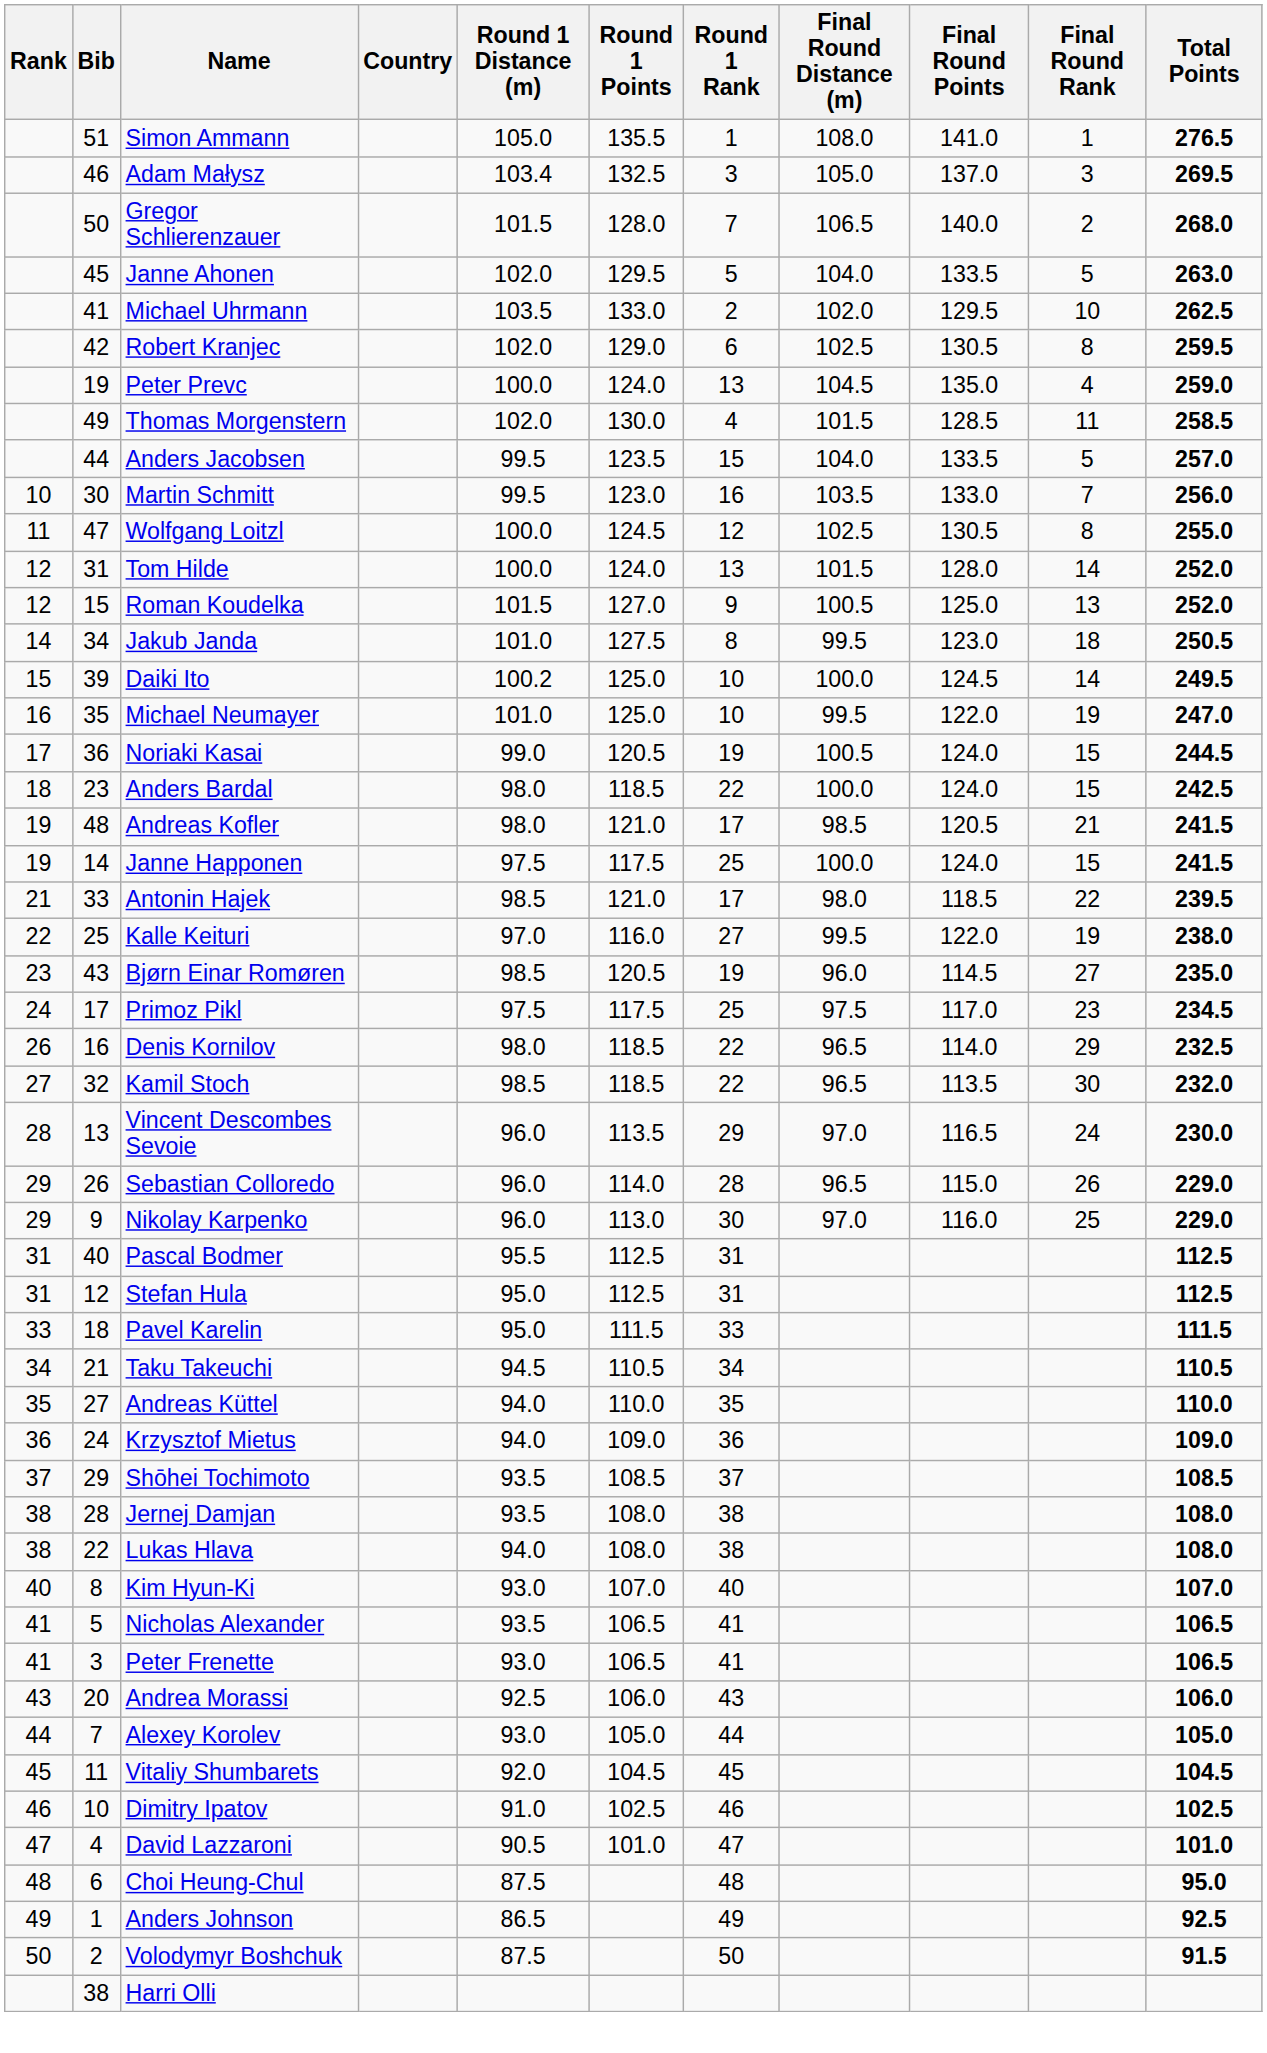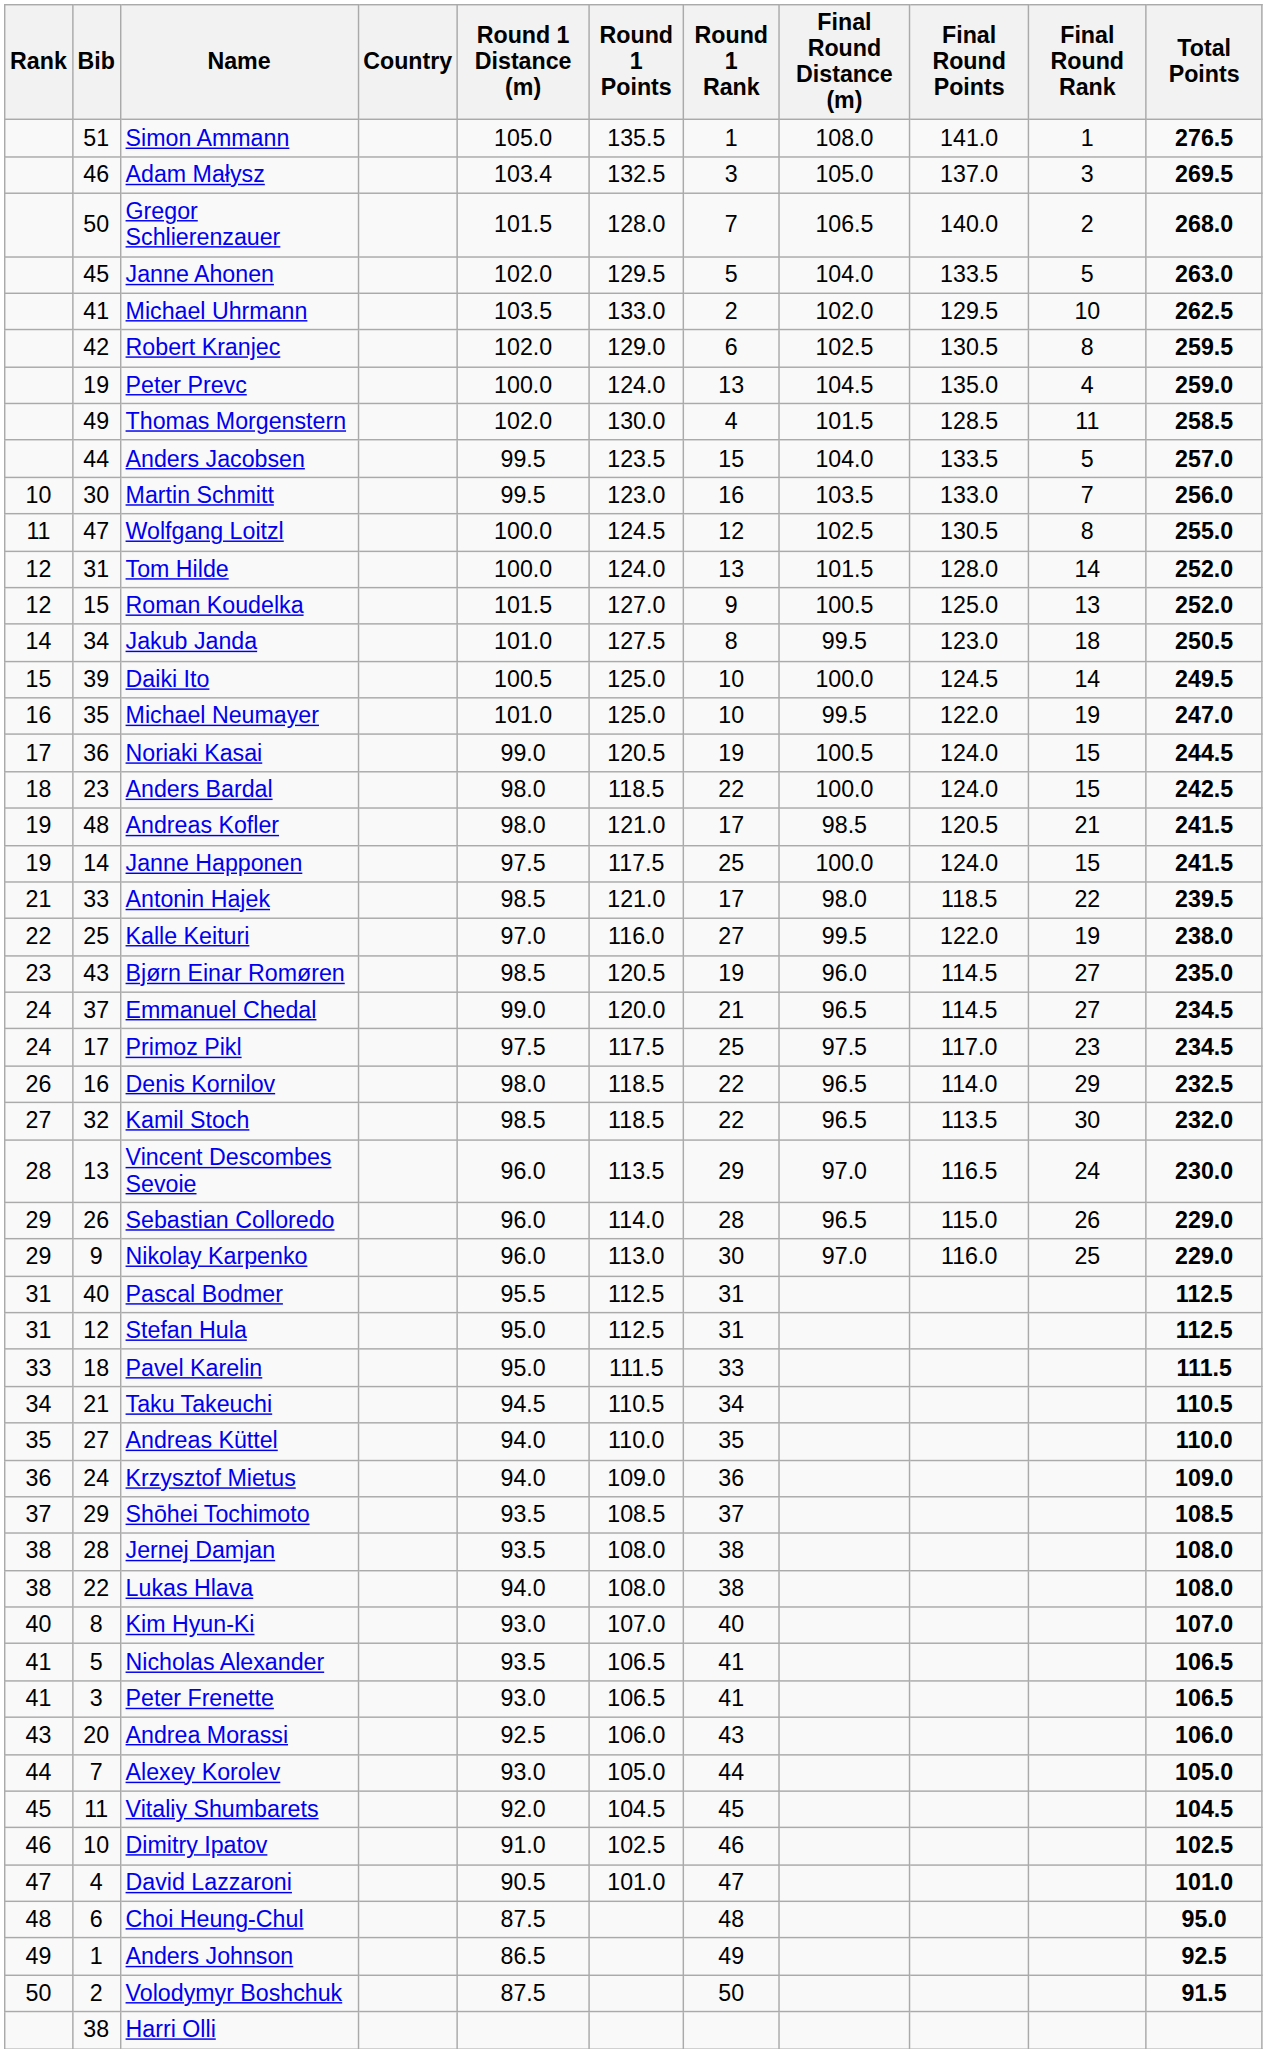(523, 679) 100.2 -> (523, 679) 100.5
+ row: (221, 1010)
